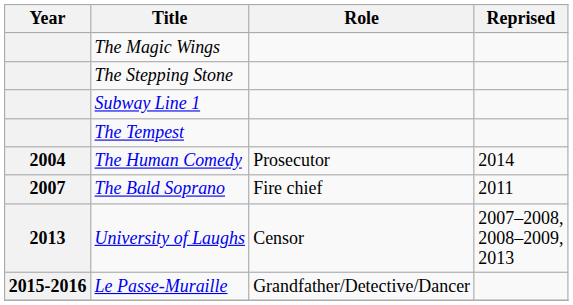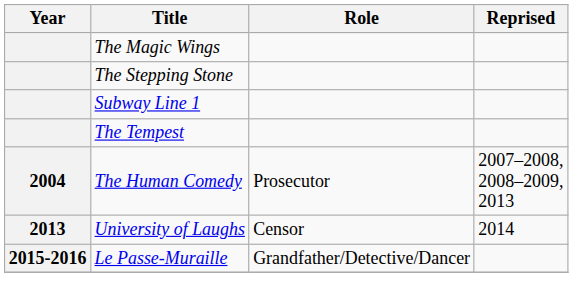(496, 160) 2014 -> (521, 180) 2007–2008, 2008–2009, 2013
- row: (160, 189)
(521, 237) 2007–2008, 2008–2009, 2013 -> (496, 229) 2014
